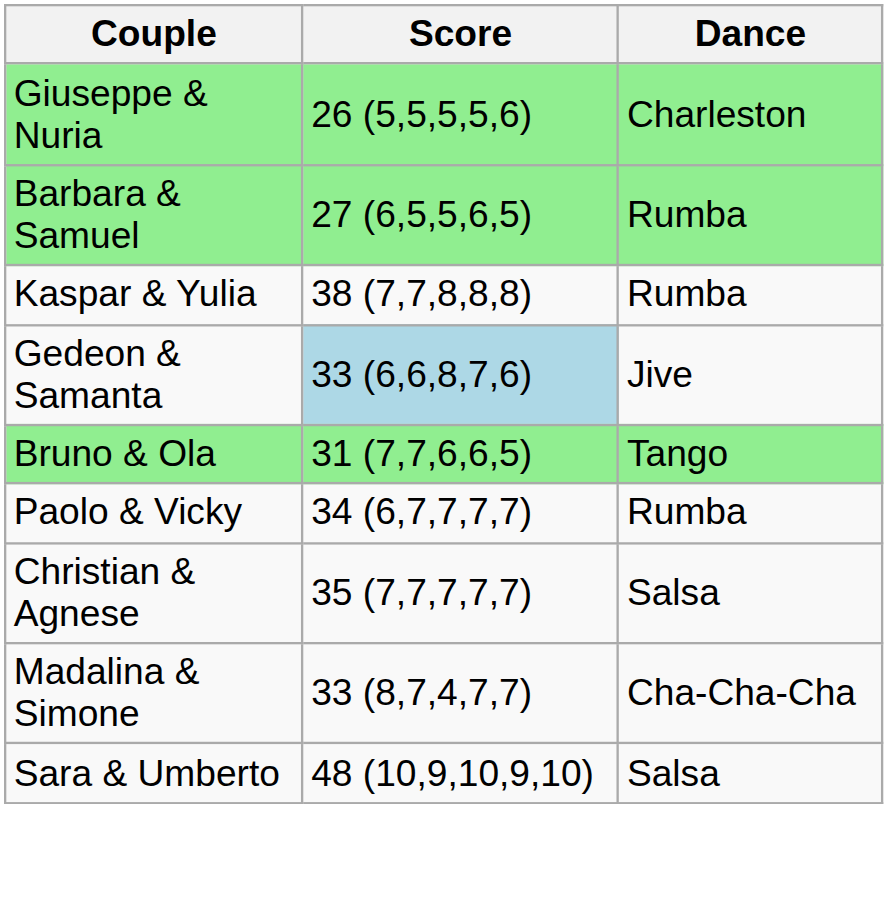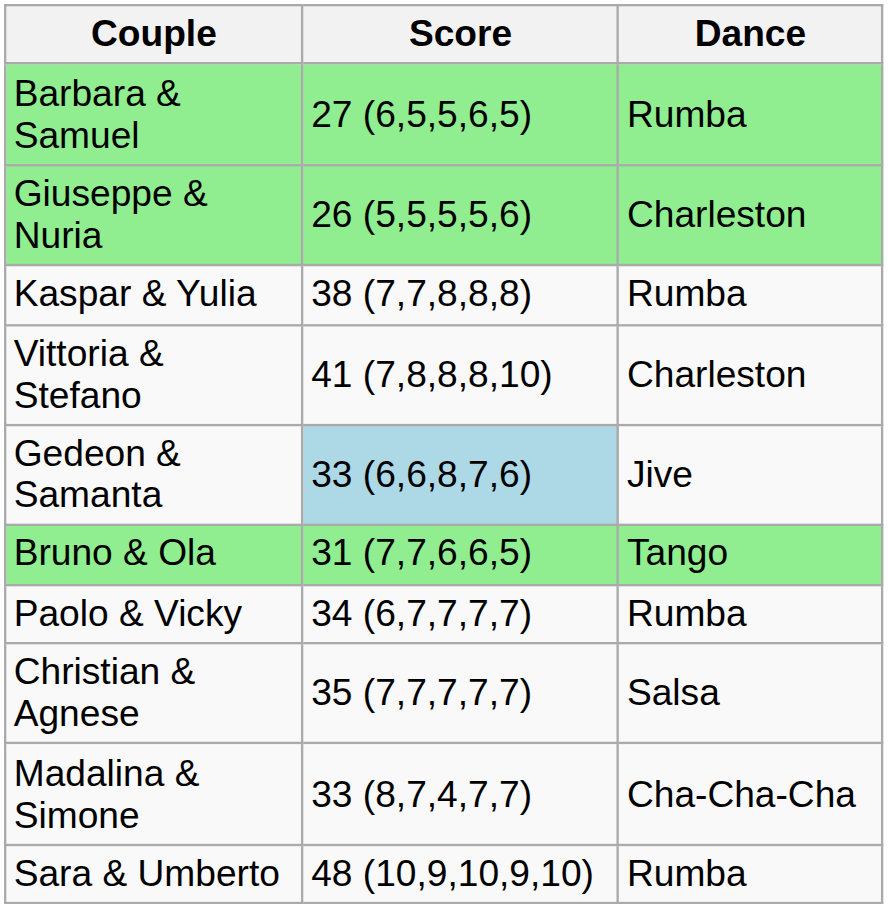rows swapped: (111, 113) <-> (97, 214)
+ row: (89, 373)
(673, 772) Salsa -> (687, 873) Rumba
